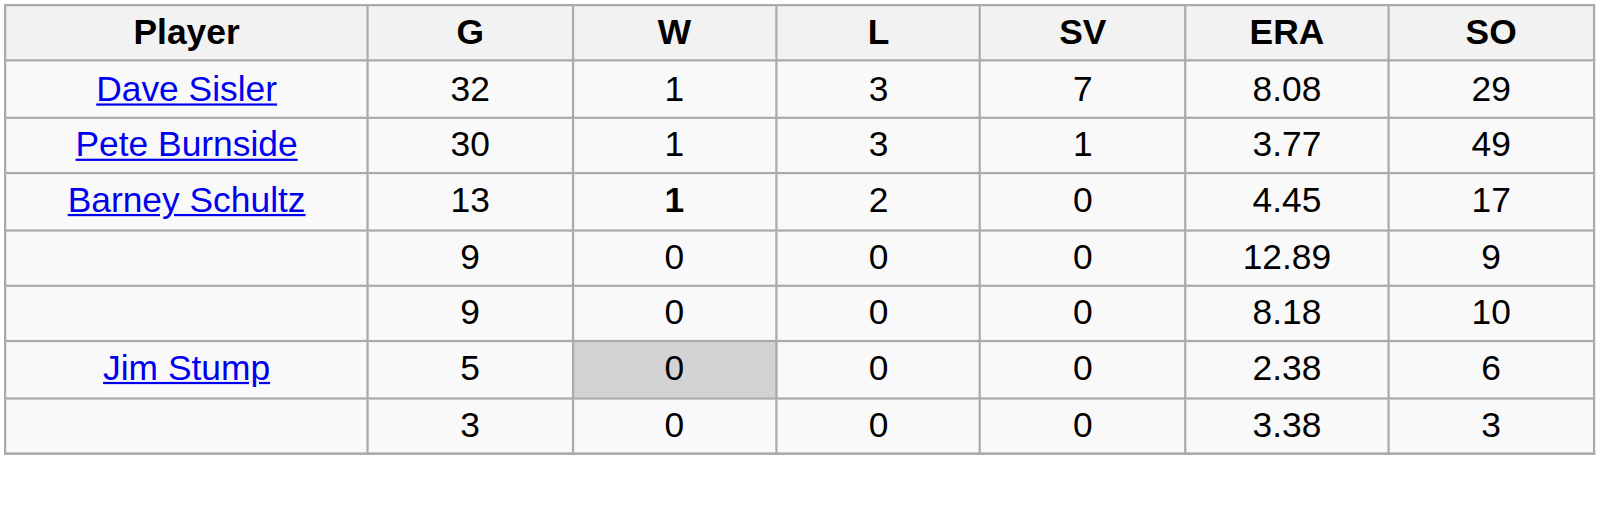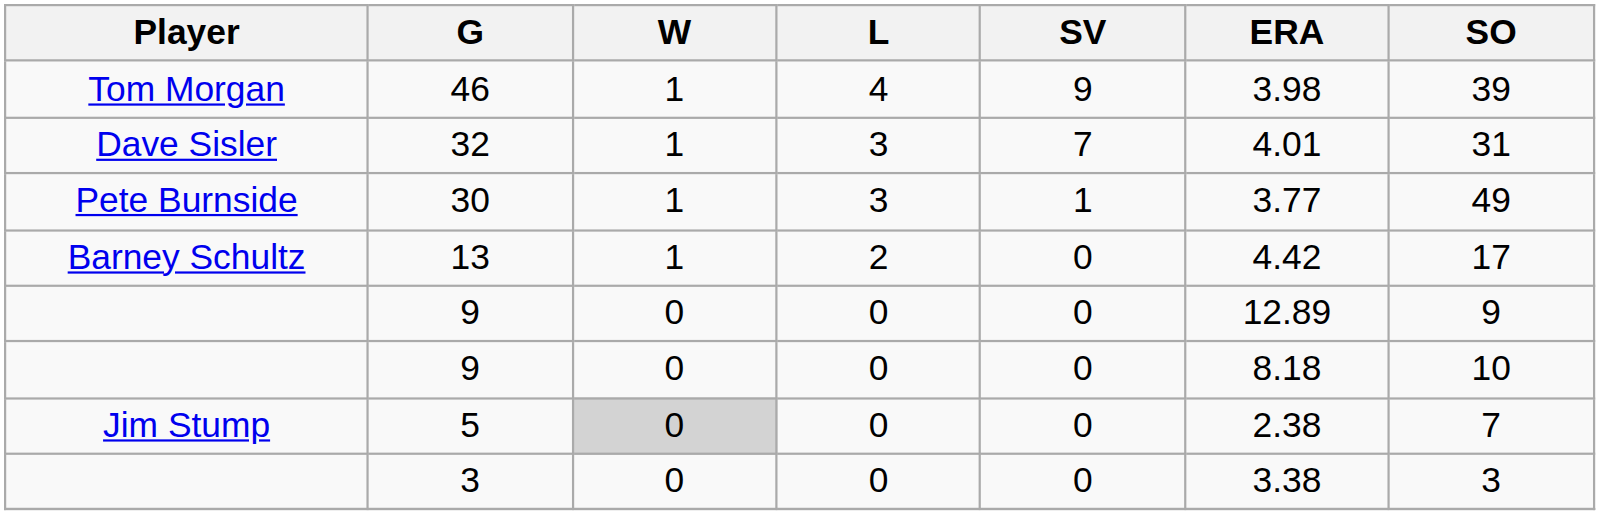+ row: (187, 88)
(1287, 88) 8.08 -> (1287, 144) 4.01
(1491, 88) 29 -> (1491, 144) 31
(674, 200) bold -> (674, 256) normal
(1287, 200) 4.45 -> (1287, 256) 4.42
(1491, 369) 6 -> (1491, 425) 7
